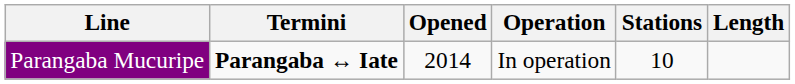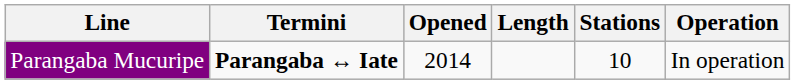columns swapped: (749, 23) <-> (554, 23)
